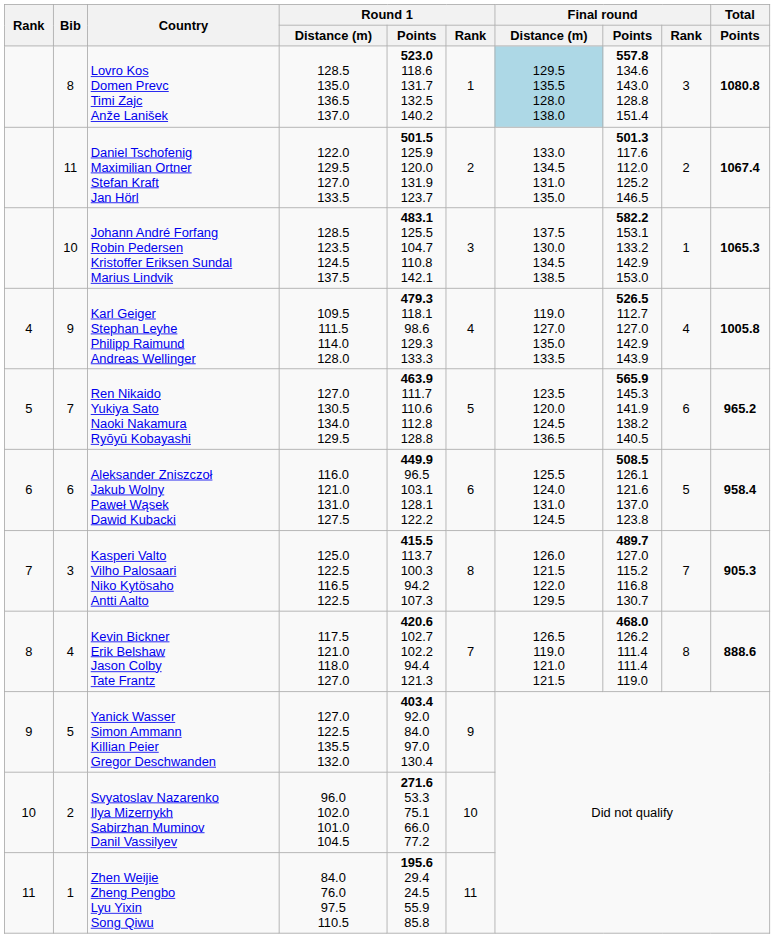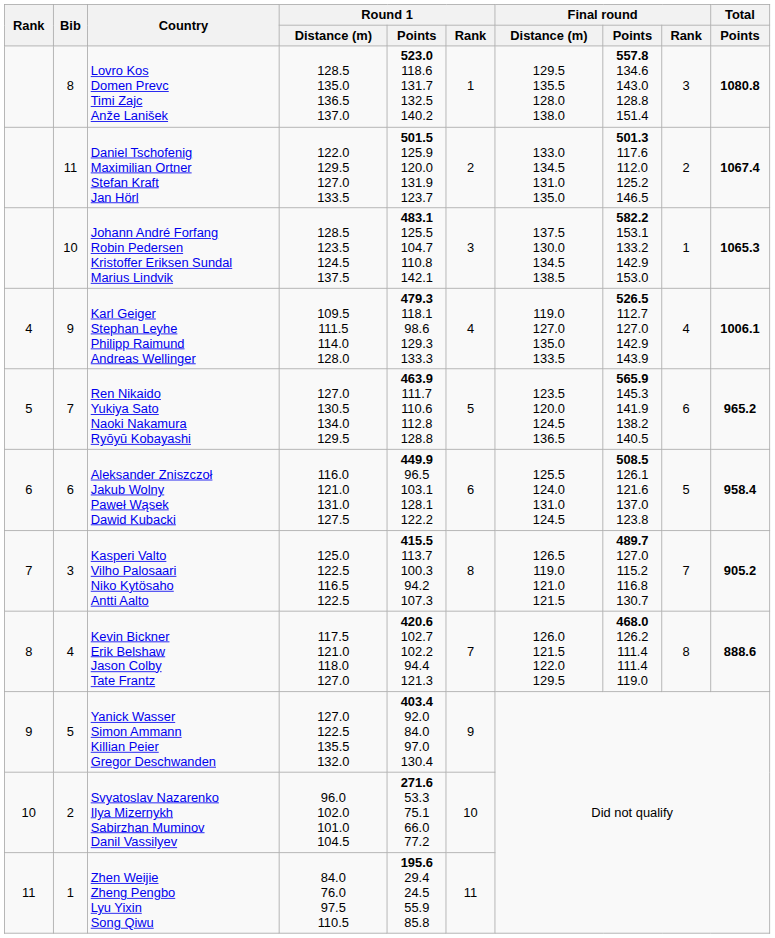(549, 93) lightblue background -> (549, 93) no background
(740, 328) 1005.8 -> (740, 328) 1006.1
(549, 577) 126.0 121.5 122.0 129.5 -> (549, 577) 126.5 119.0 121.0 121.5
(740, 570) 905.3 -> (740, 570) 905.2
(549, 658) 126.5 119.0 121.0 121.5 -> (549, 658) 126.0 121.5 122.0 129.5
